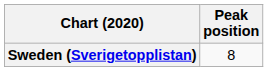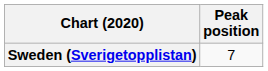(231, 54) 8 -> (231, 54) 7
